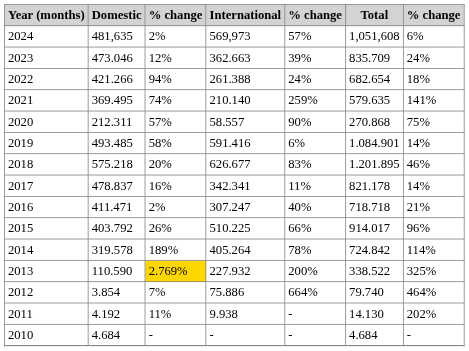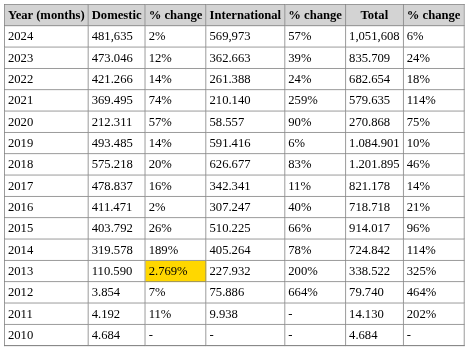(160, 79) 94% -> (160, 79) 14%
(421, 100) 141% -> (421, 100) 114%
(160, 143) 58% -> (160, 143) 14%
(418, 143) 14% -> (418, 143) 10%
